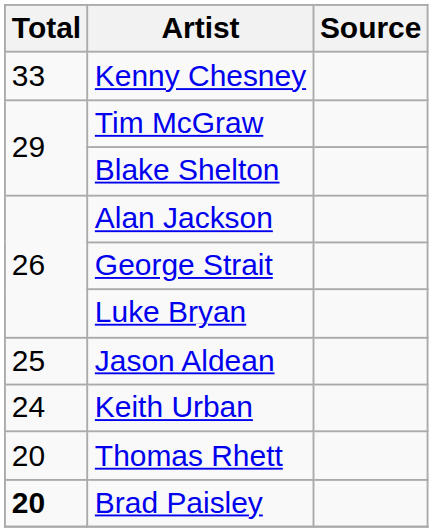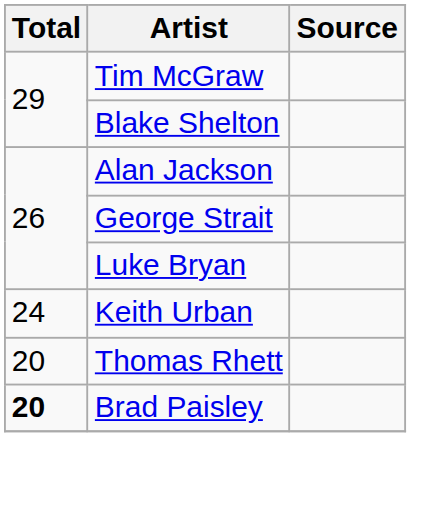- row: (200, 75)
- row: (185, 360)
